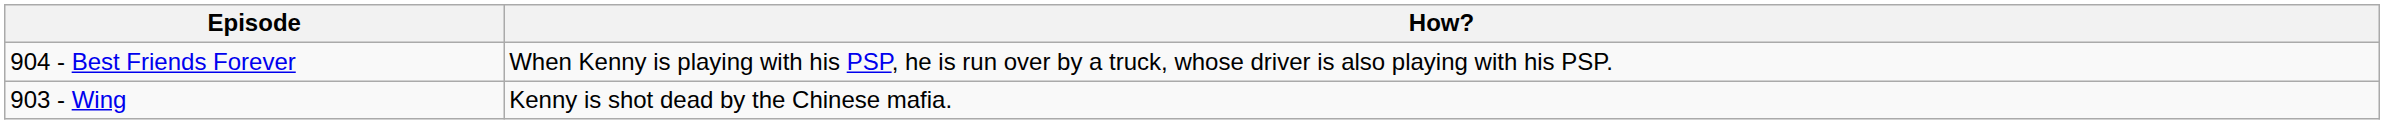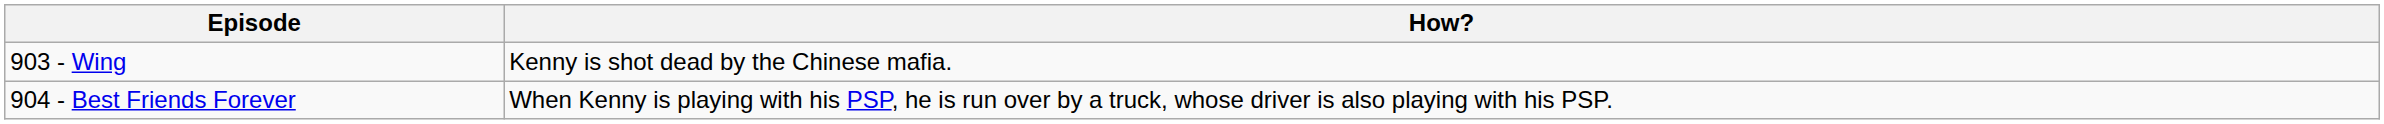rows swapped: (68, 99) <-> (153, 61)
